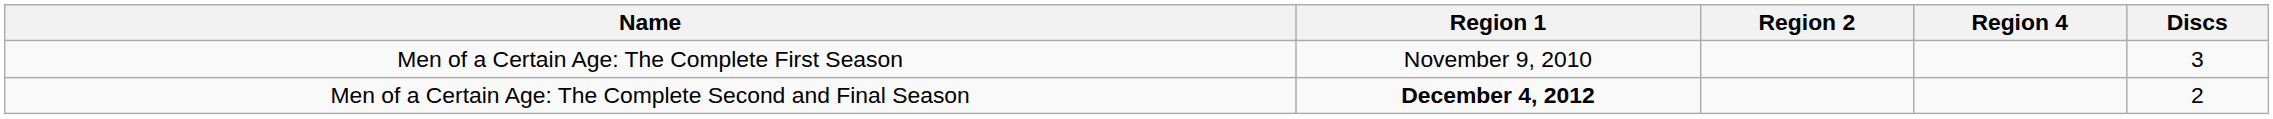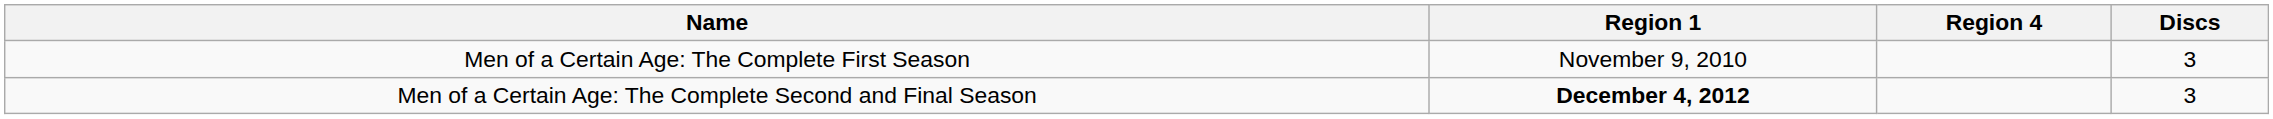- column: (1807, 22)
(2197, 95) 2 -> (2190, 95) 3
